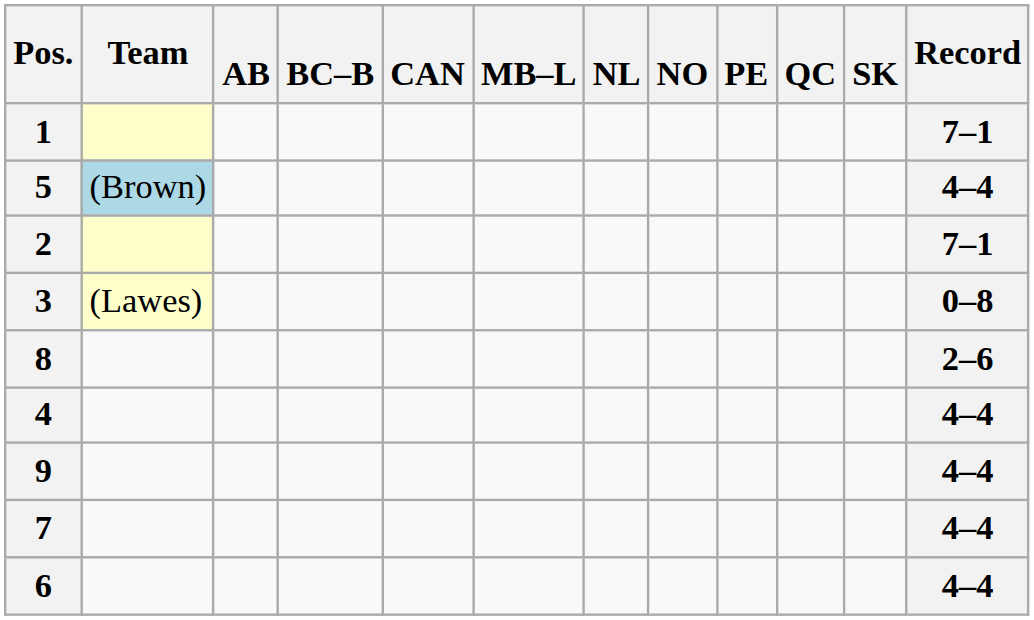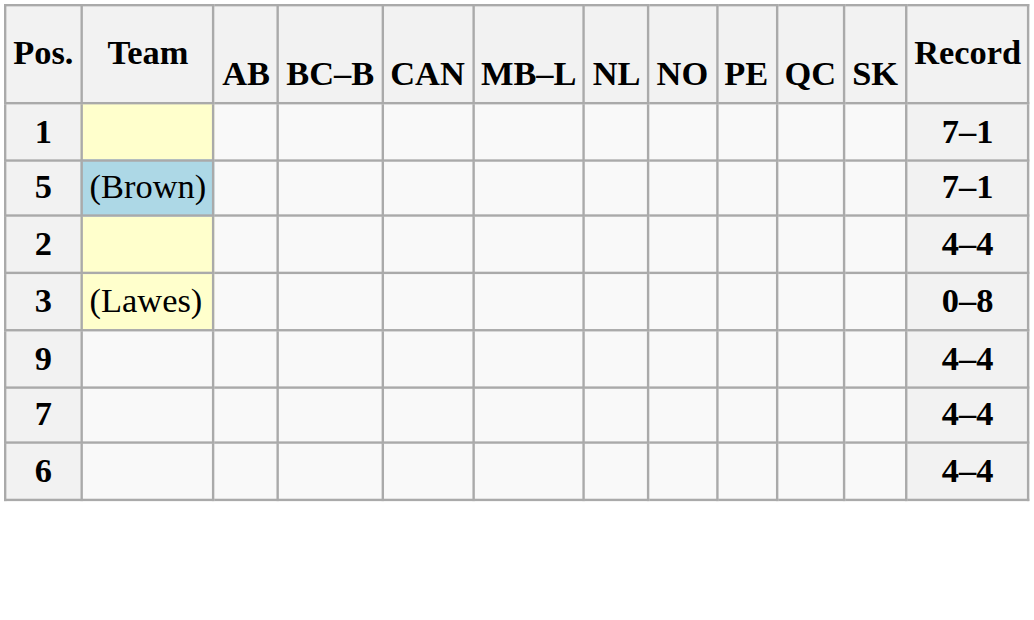(968, 187) 4–4 -> (968, 187) 7–1
(968, 244) 7–1 -> (968, 244) 4–4
- row: (43, 357)
- row: (43, 414)
